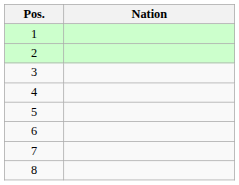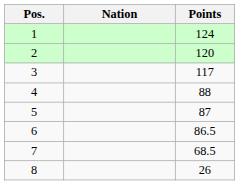+ column: (205, 14)
